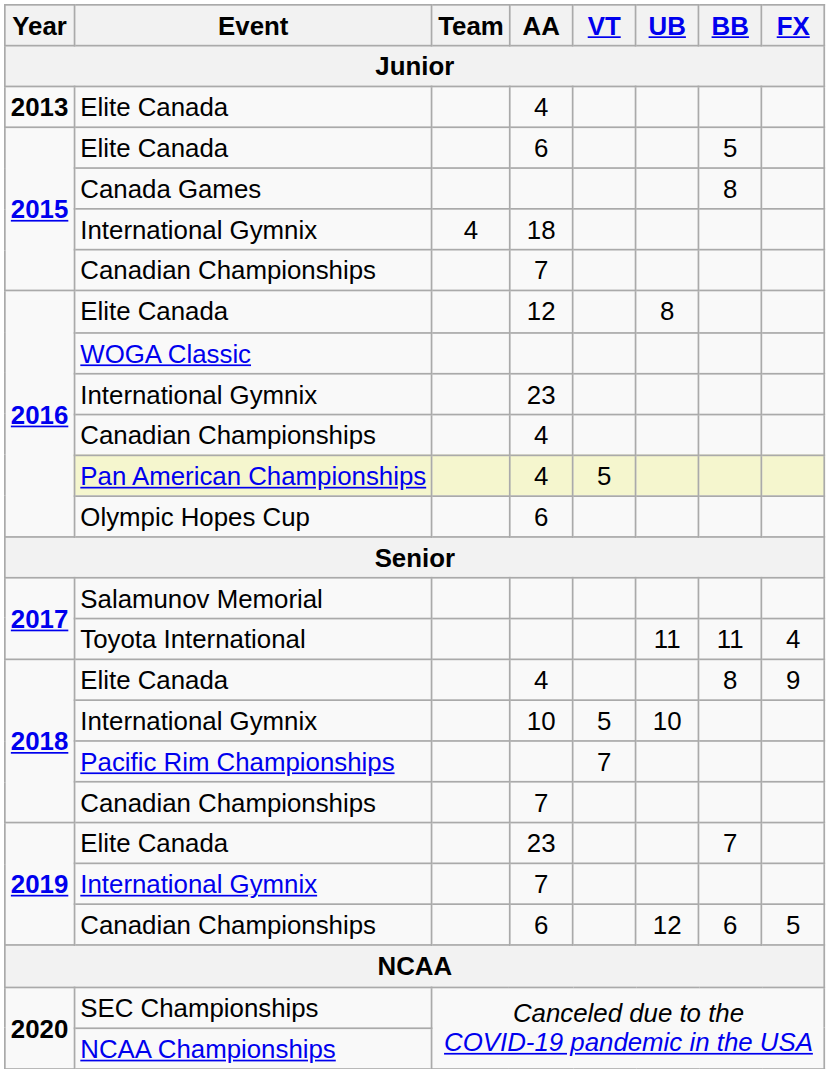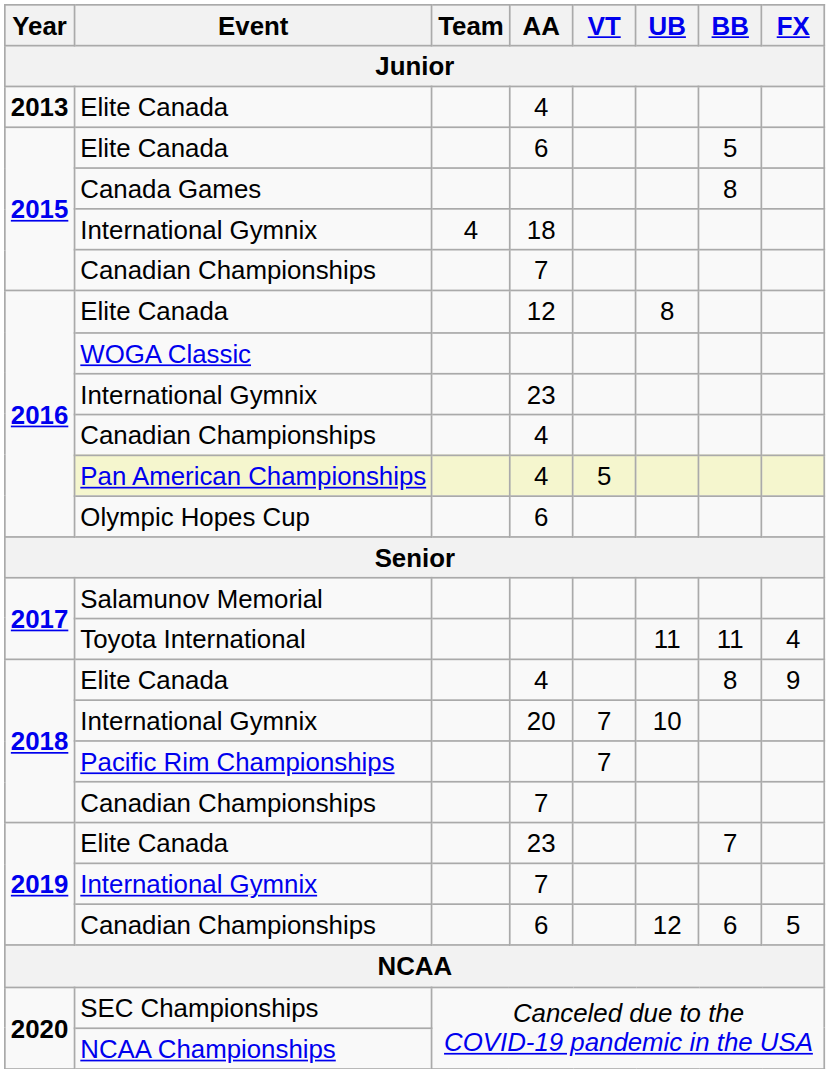(541, 721) 10 -> (541, 721) 20
(604, 721) 5 -> (604, 721) 7
